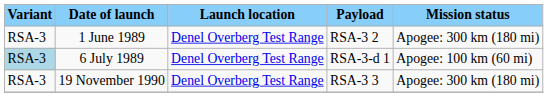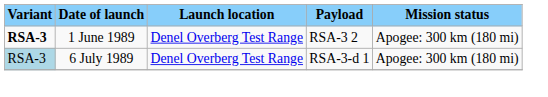(27, 37) normal -> (27, 37) bold
(464, 59) Apogee: 100 km (60 mi) -> (447, 59) Apogee: 300 km (180 mi)
- row: (112, 80)
